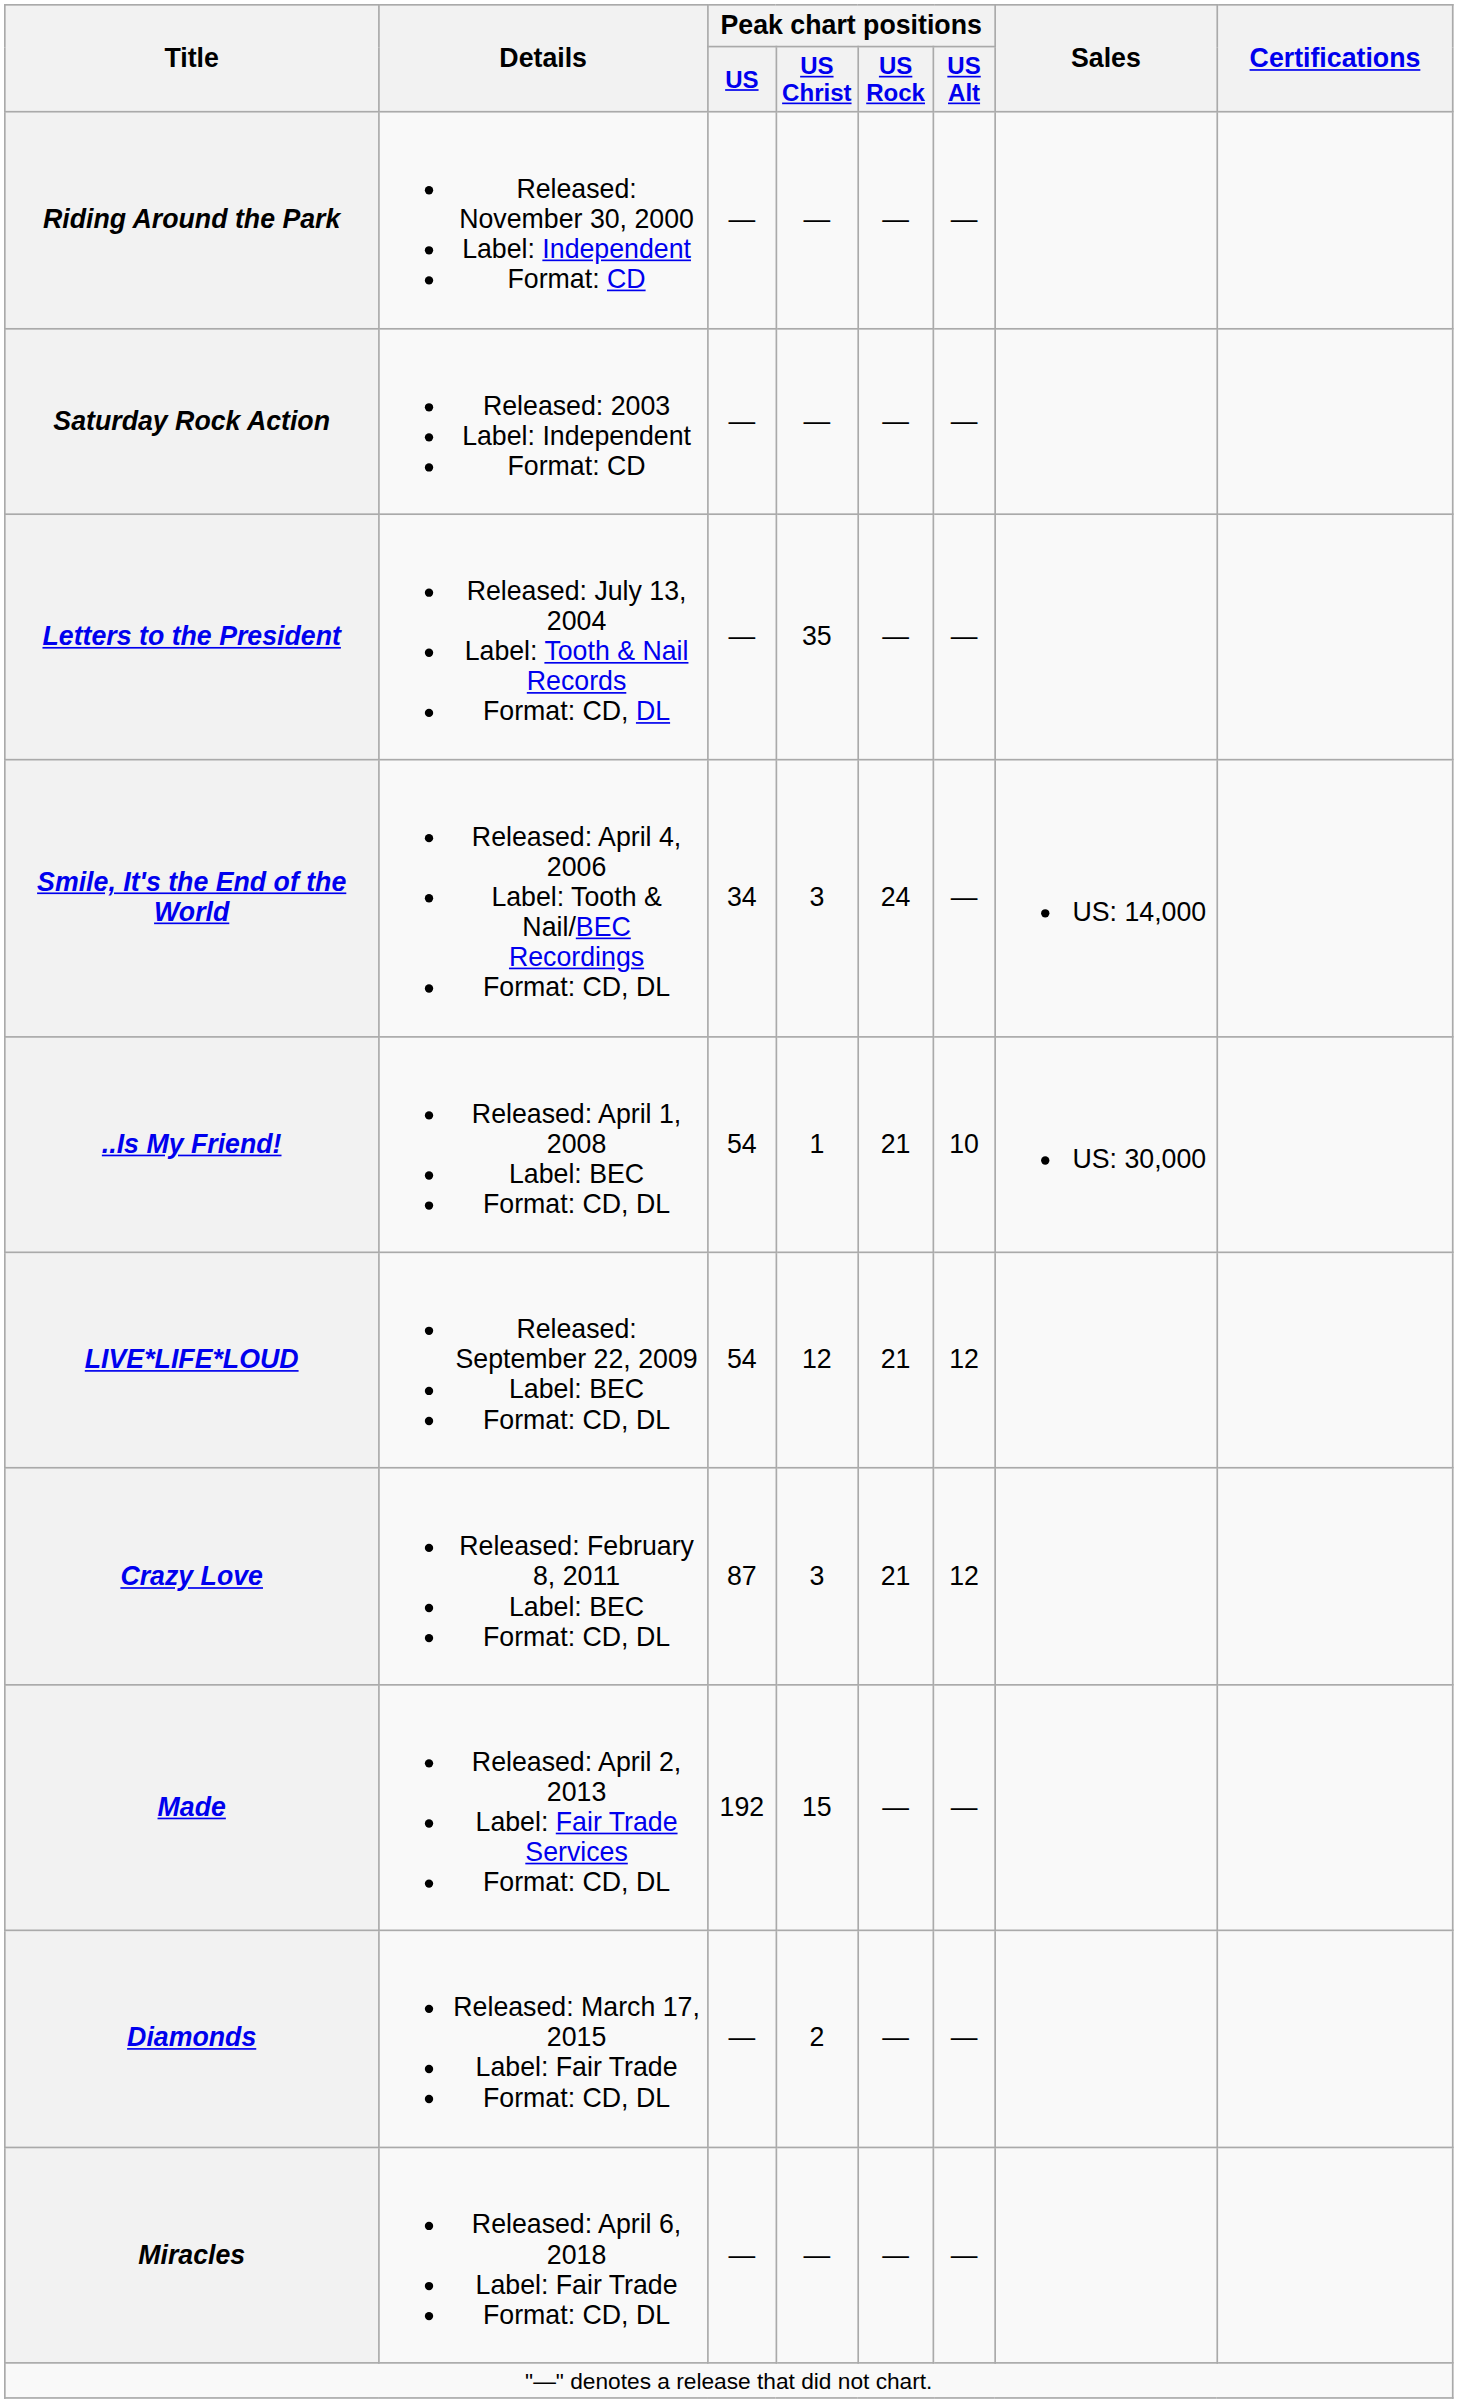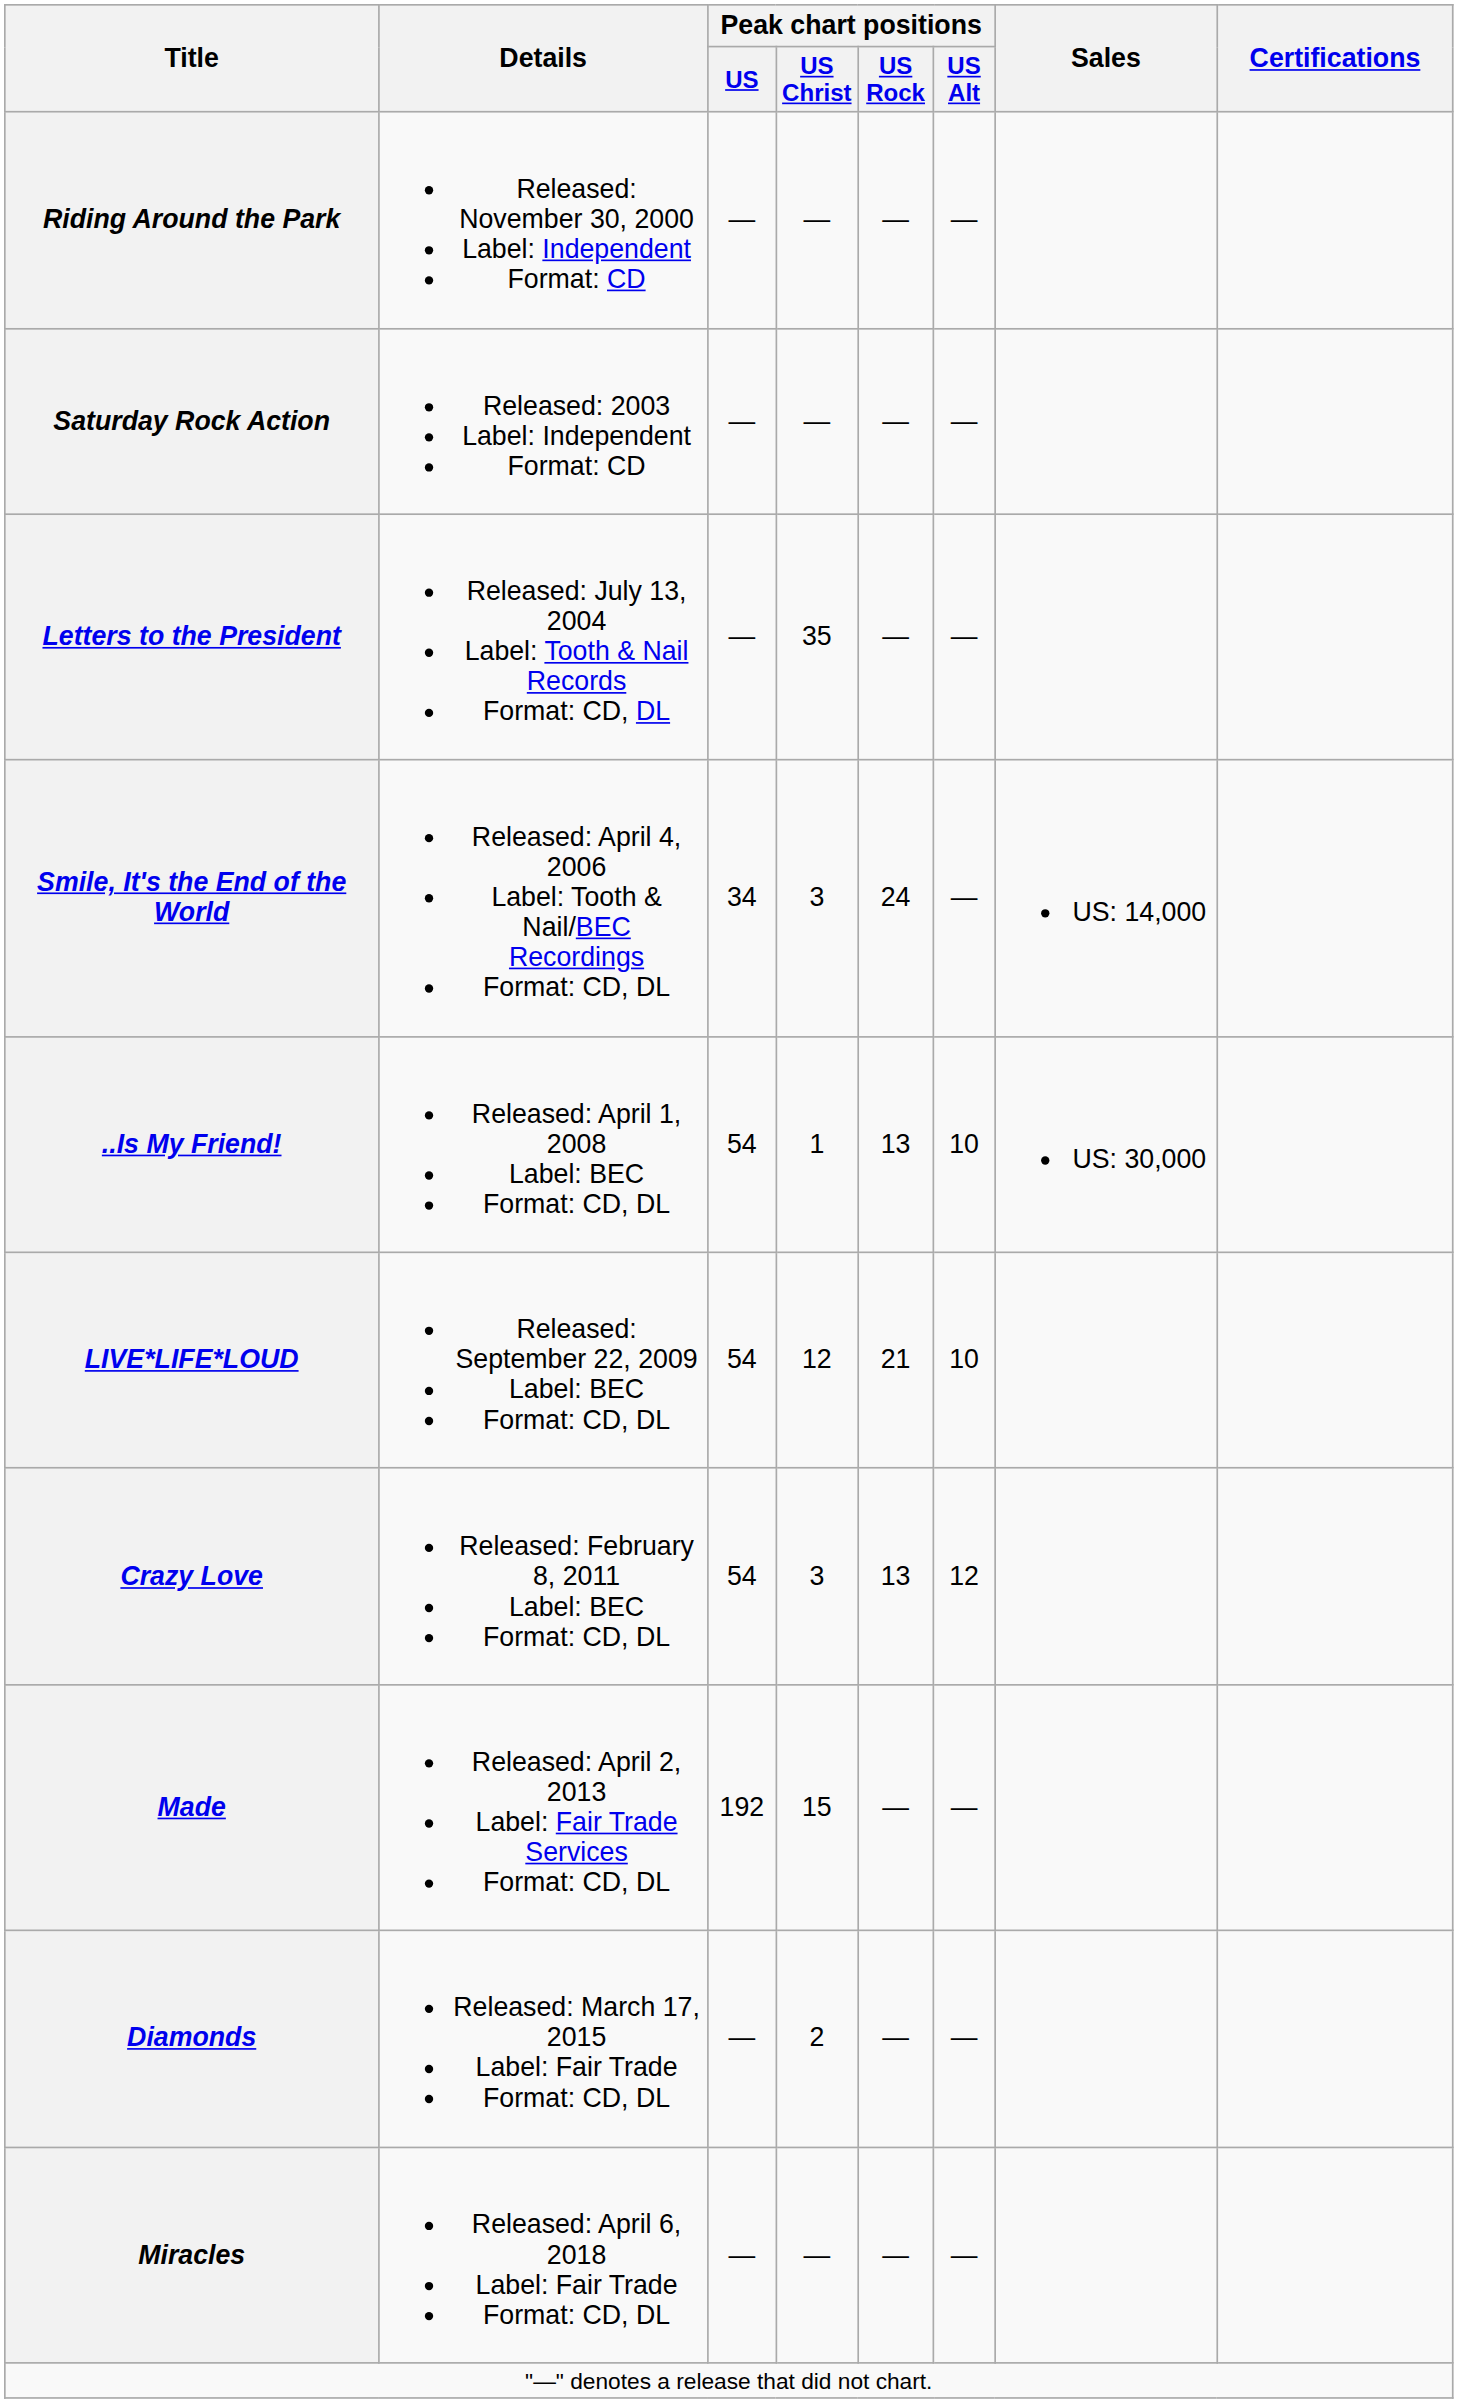(896, 1143) 21 -> (896, 1143) 13
(964, 1360) 12 -> (964, 1360) 10
(742, 1576) 87 -> (742, 1576) 54
(896, 1576) 21 -> (896, 1576) 13
